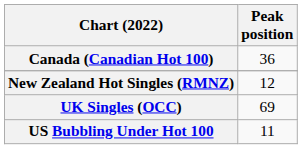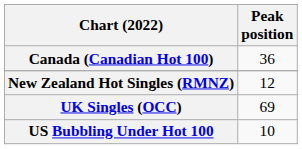(267, 131) 11 -> (267, 131) 10
